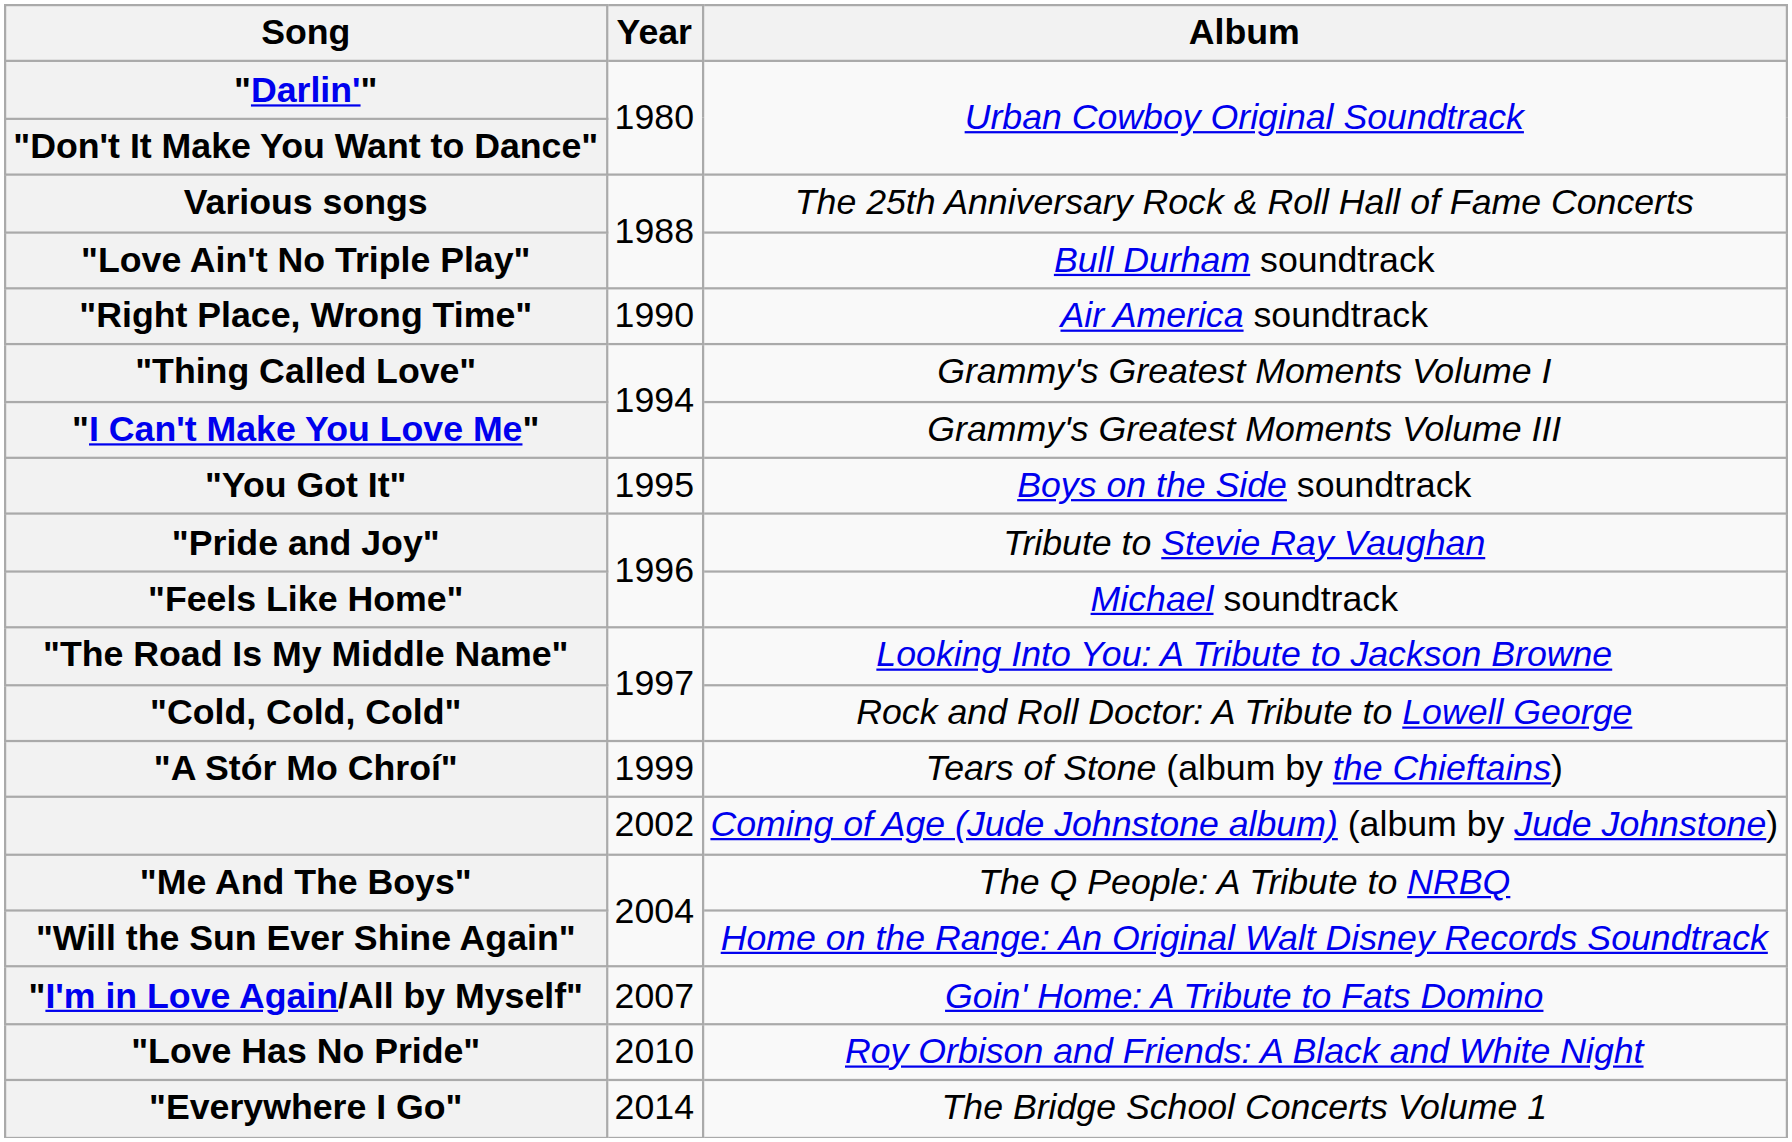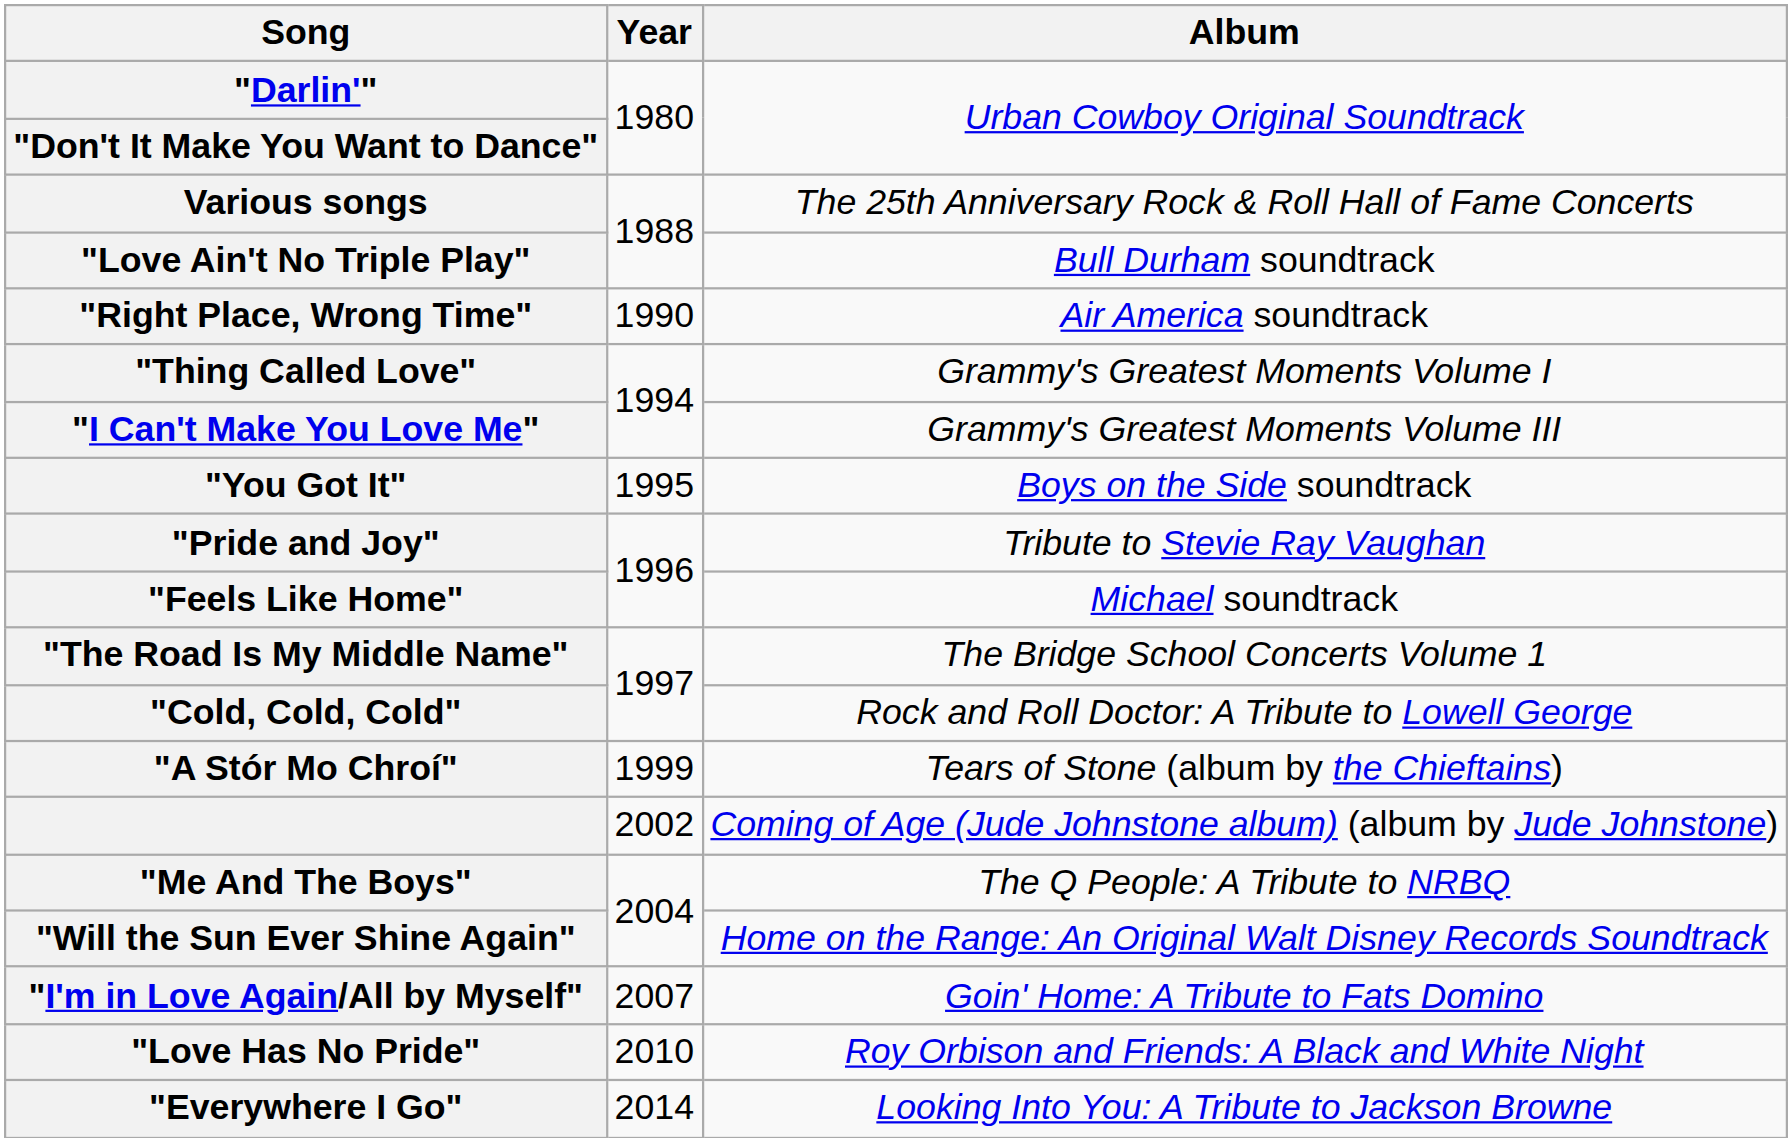(1244, 655) Looking Into You: A Tribute to Jackson Browne -> (1244, 655) The Bridge School Concerts Volume 1
(1244, 1107) The Bridge School Concerts Volume 1 -> (1244, 1107) Looking Into You: A Tribute to Jackson Browne
